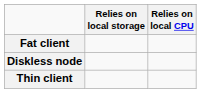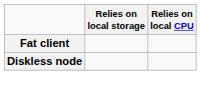- row: (45, 79)
